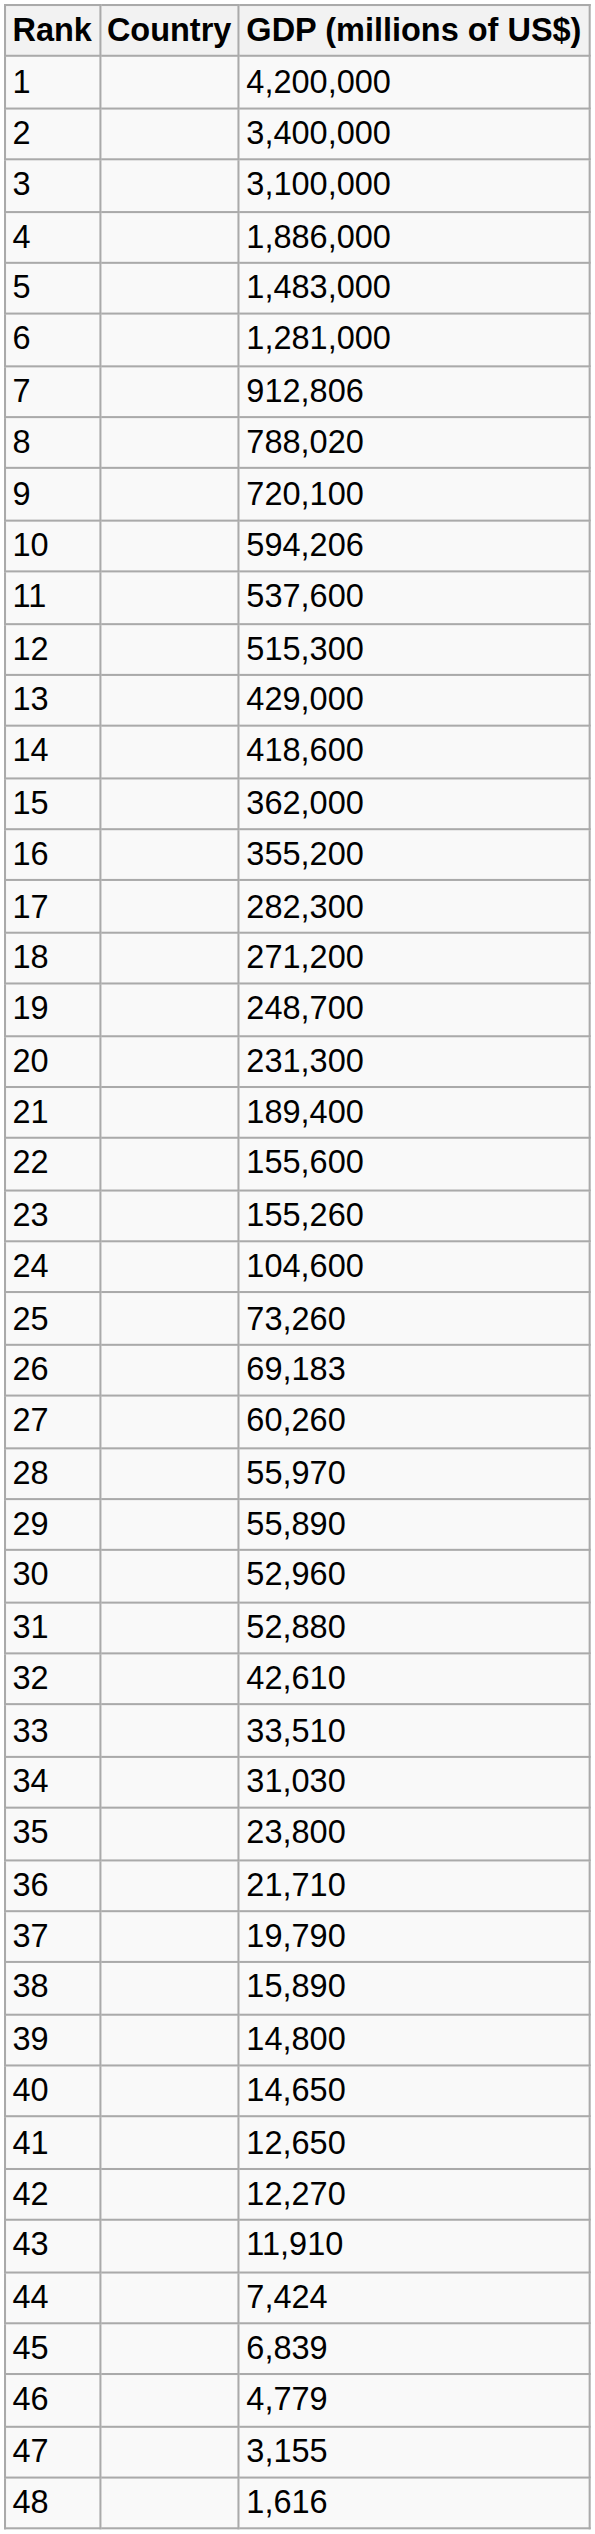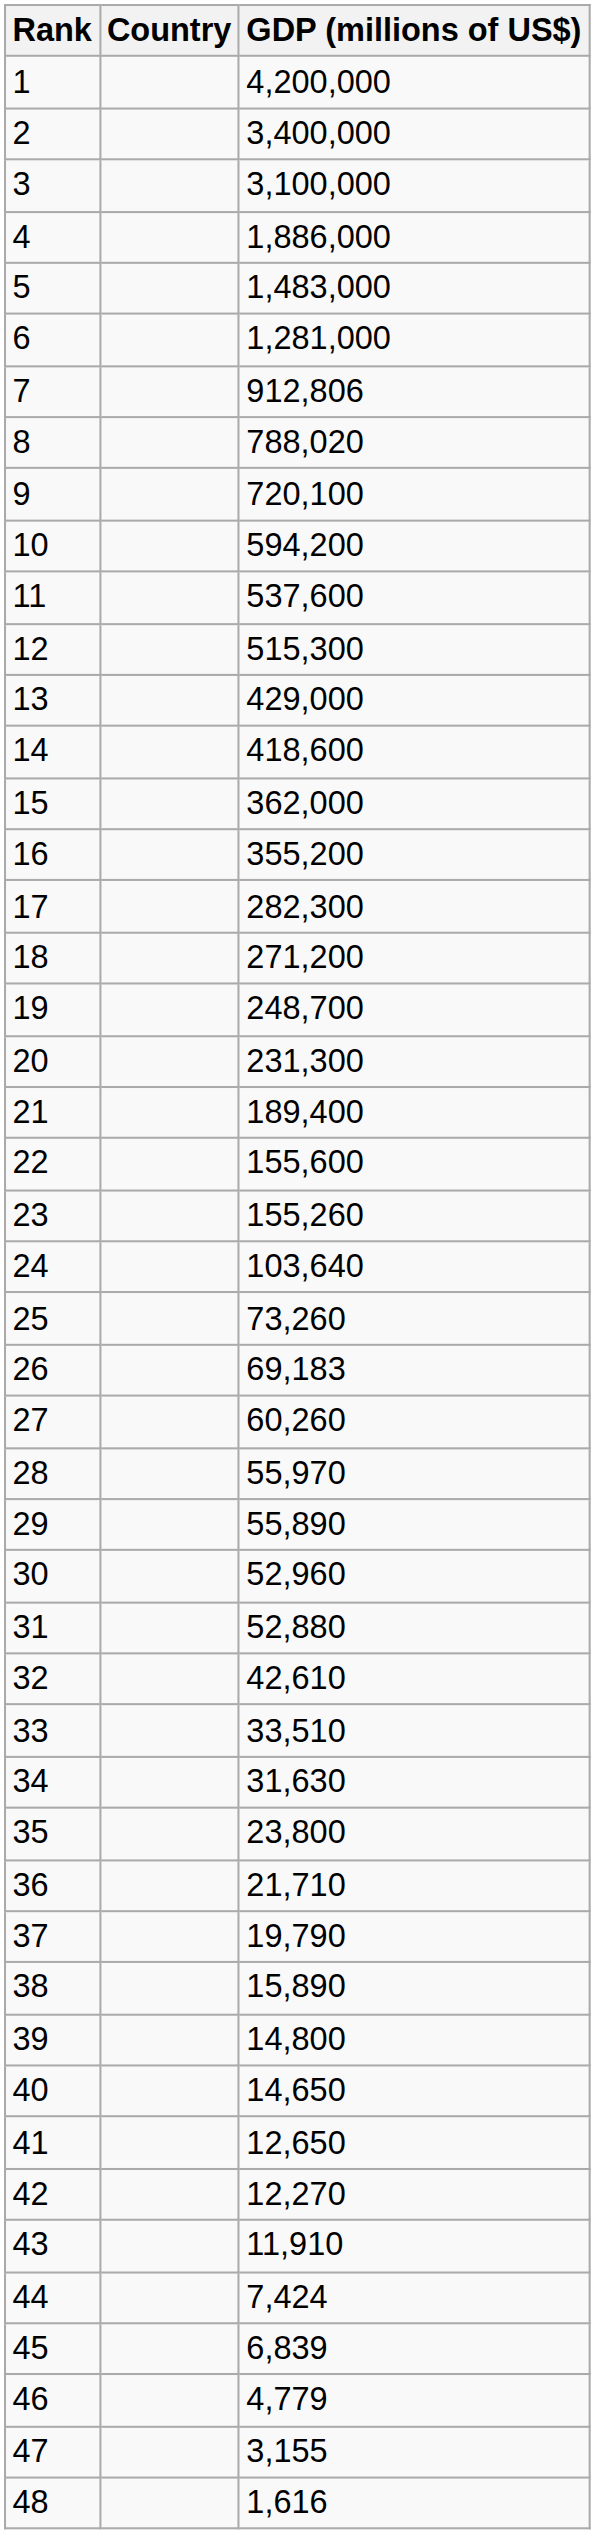(305, 545) 594,206 -> (305, 545) 594,200
(305, 1266) 104,600 -> (305, 1266) 103,640
(296, 1781) 31,030 -> (296, 1781) 31,630
